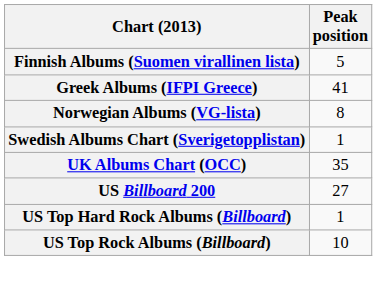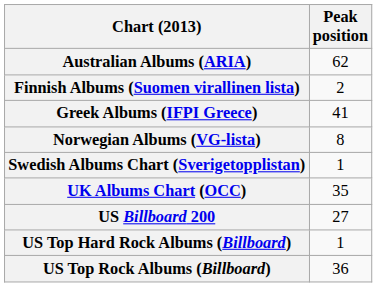+ row: (157, 61)
(340, 61) 5 -> (340, 87) 2
(340, 242) 10 -> (340, 268) 36
